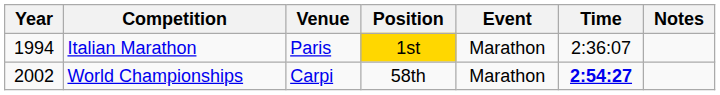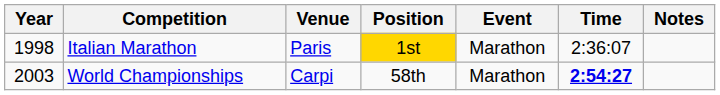(34, 48) 1994 -> (34, 48) 1998
(34, 76) 2002 -> (34, 76) 2003
